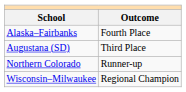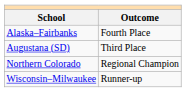(121, 63) Runner-up -> (140, 63) Regional Champion
(140, 79) Regional Champion -> (121, 79) Runner-up
